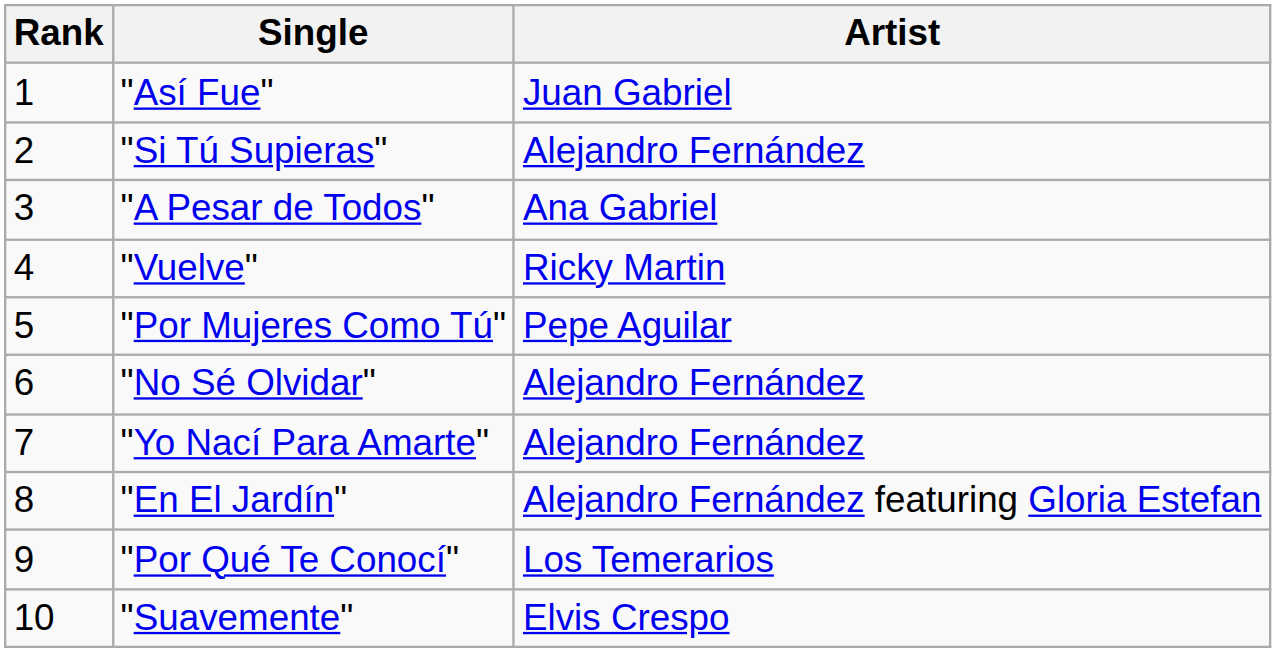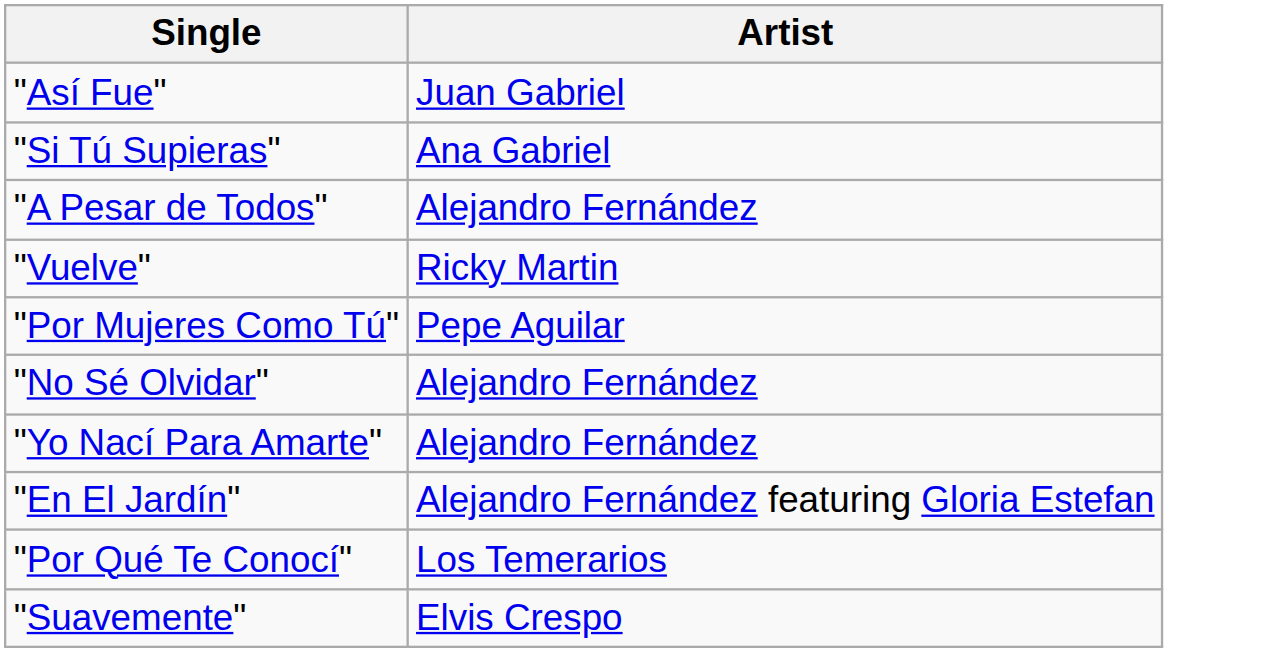- column: (59, 33)
(694, 150) Alejandro Fernández -> (513, 150) Ana Gabriel
(620, 208) Ana Gabriel -> (587, 208) Alejandro Fernández
